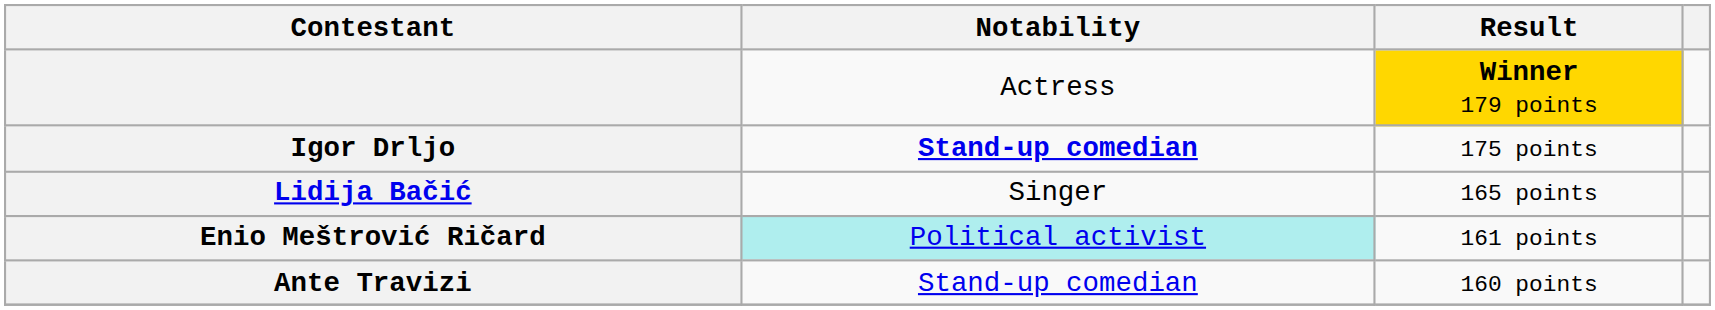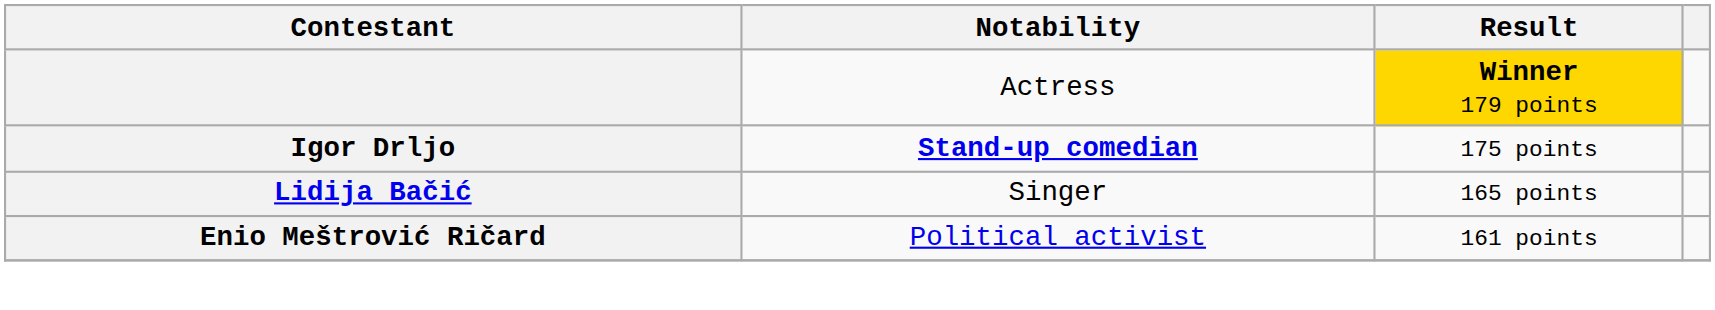(1058, 238) paleturquoise background -> (1058, 238) no background
- row: (373, 283)
